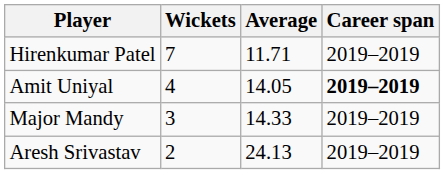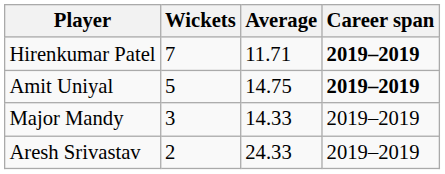(373, 53) normal -> (373, 53) bold
(170, 86) 4 -> (170, 86) 5
(269, 86) 14.05 -> (269, 86) 14.75
(269, 151) 24.13 -> (269, 151) 24.33
